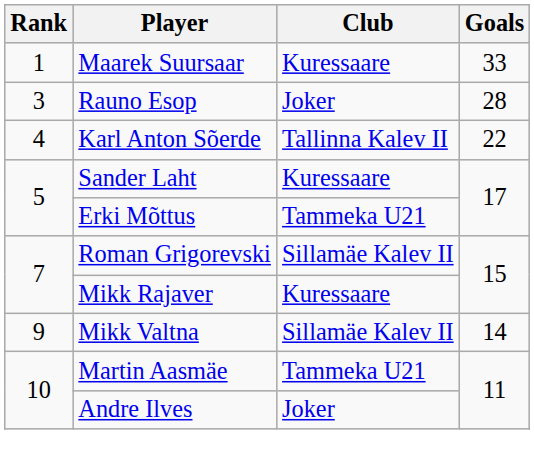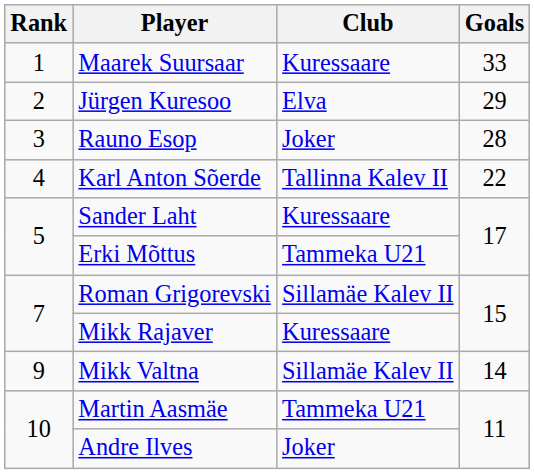+ row: (155, 100)
